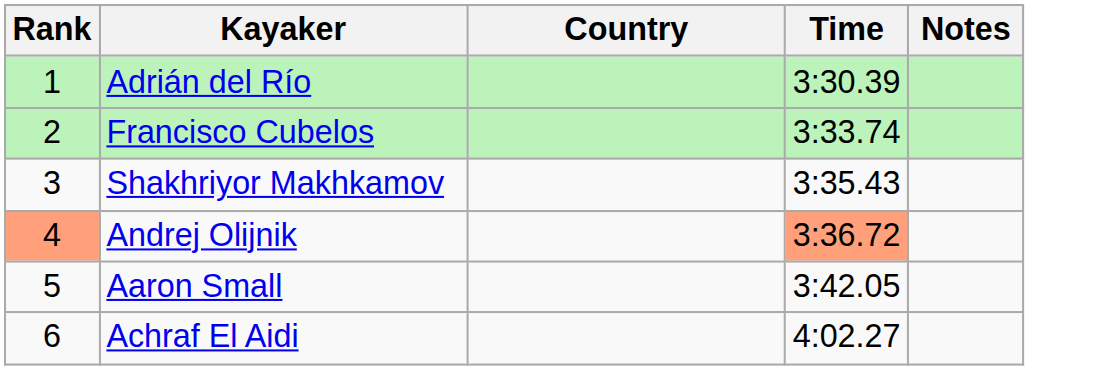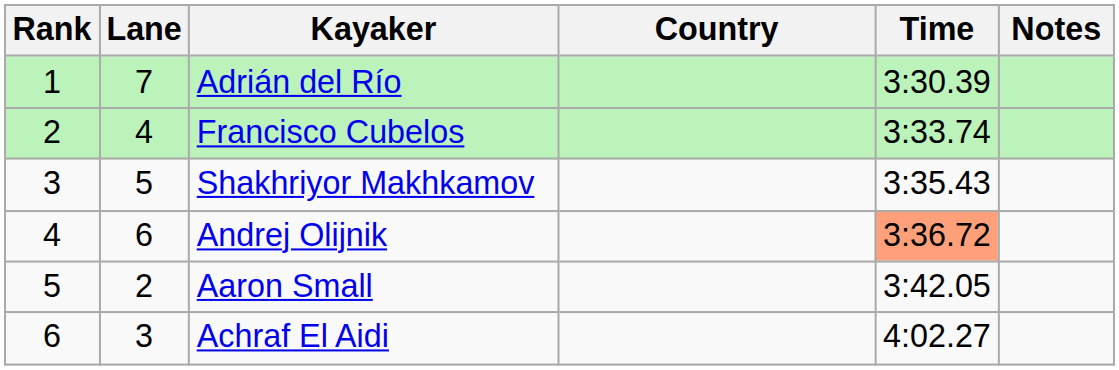+ column: (144, 30)
(52, 235) lightsalmon background -> (52, 235) no background
